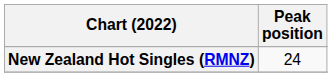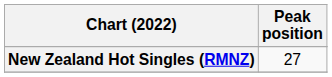(292, 59) 24 -> (292, 59) 27
